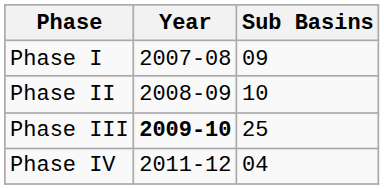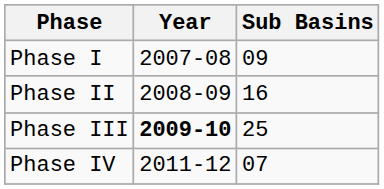(255, 94) 10 -> (255, 94) 16
(255, 166) 04 -> (255, 166) 07
